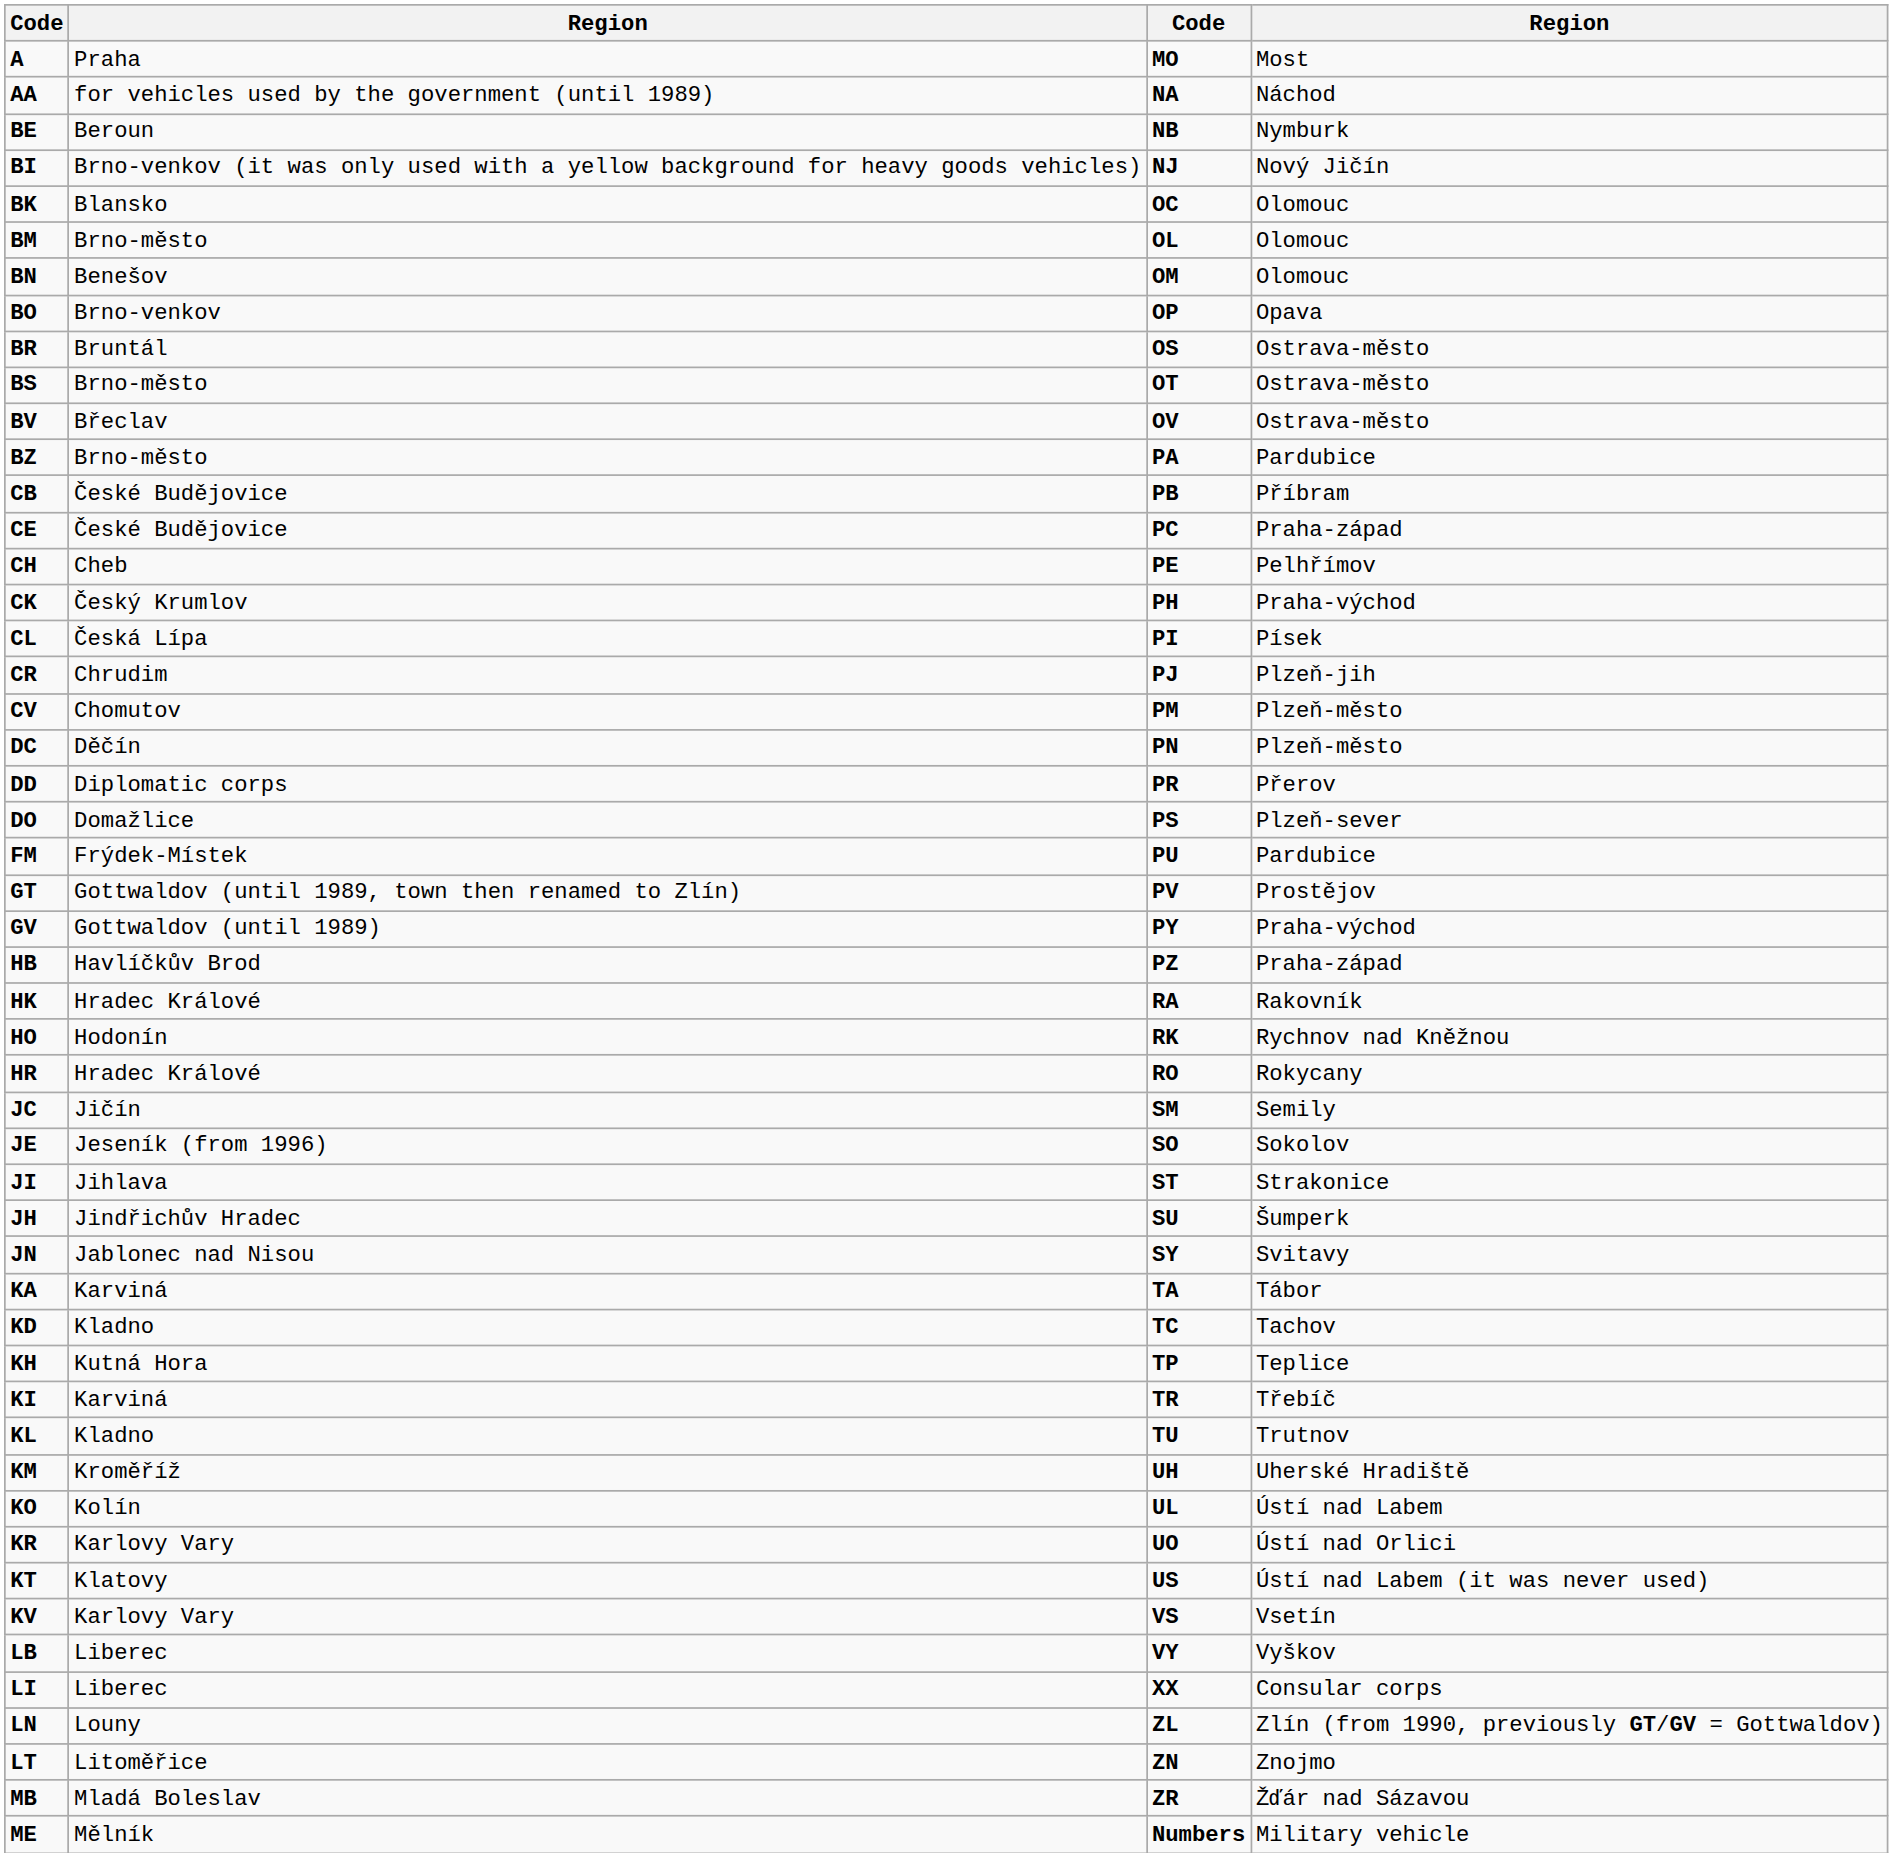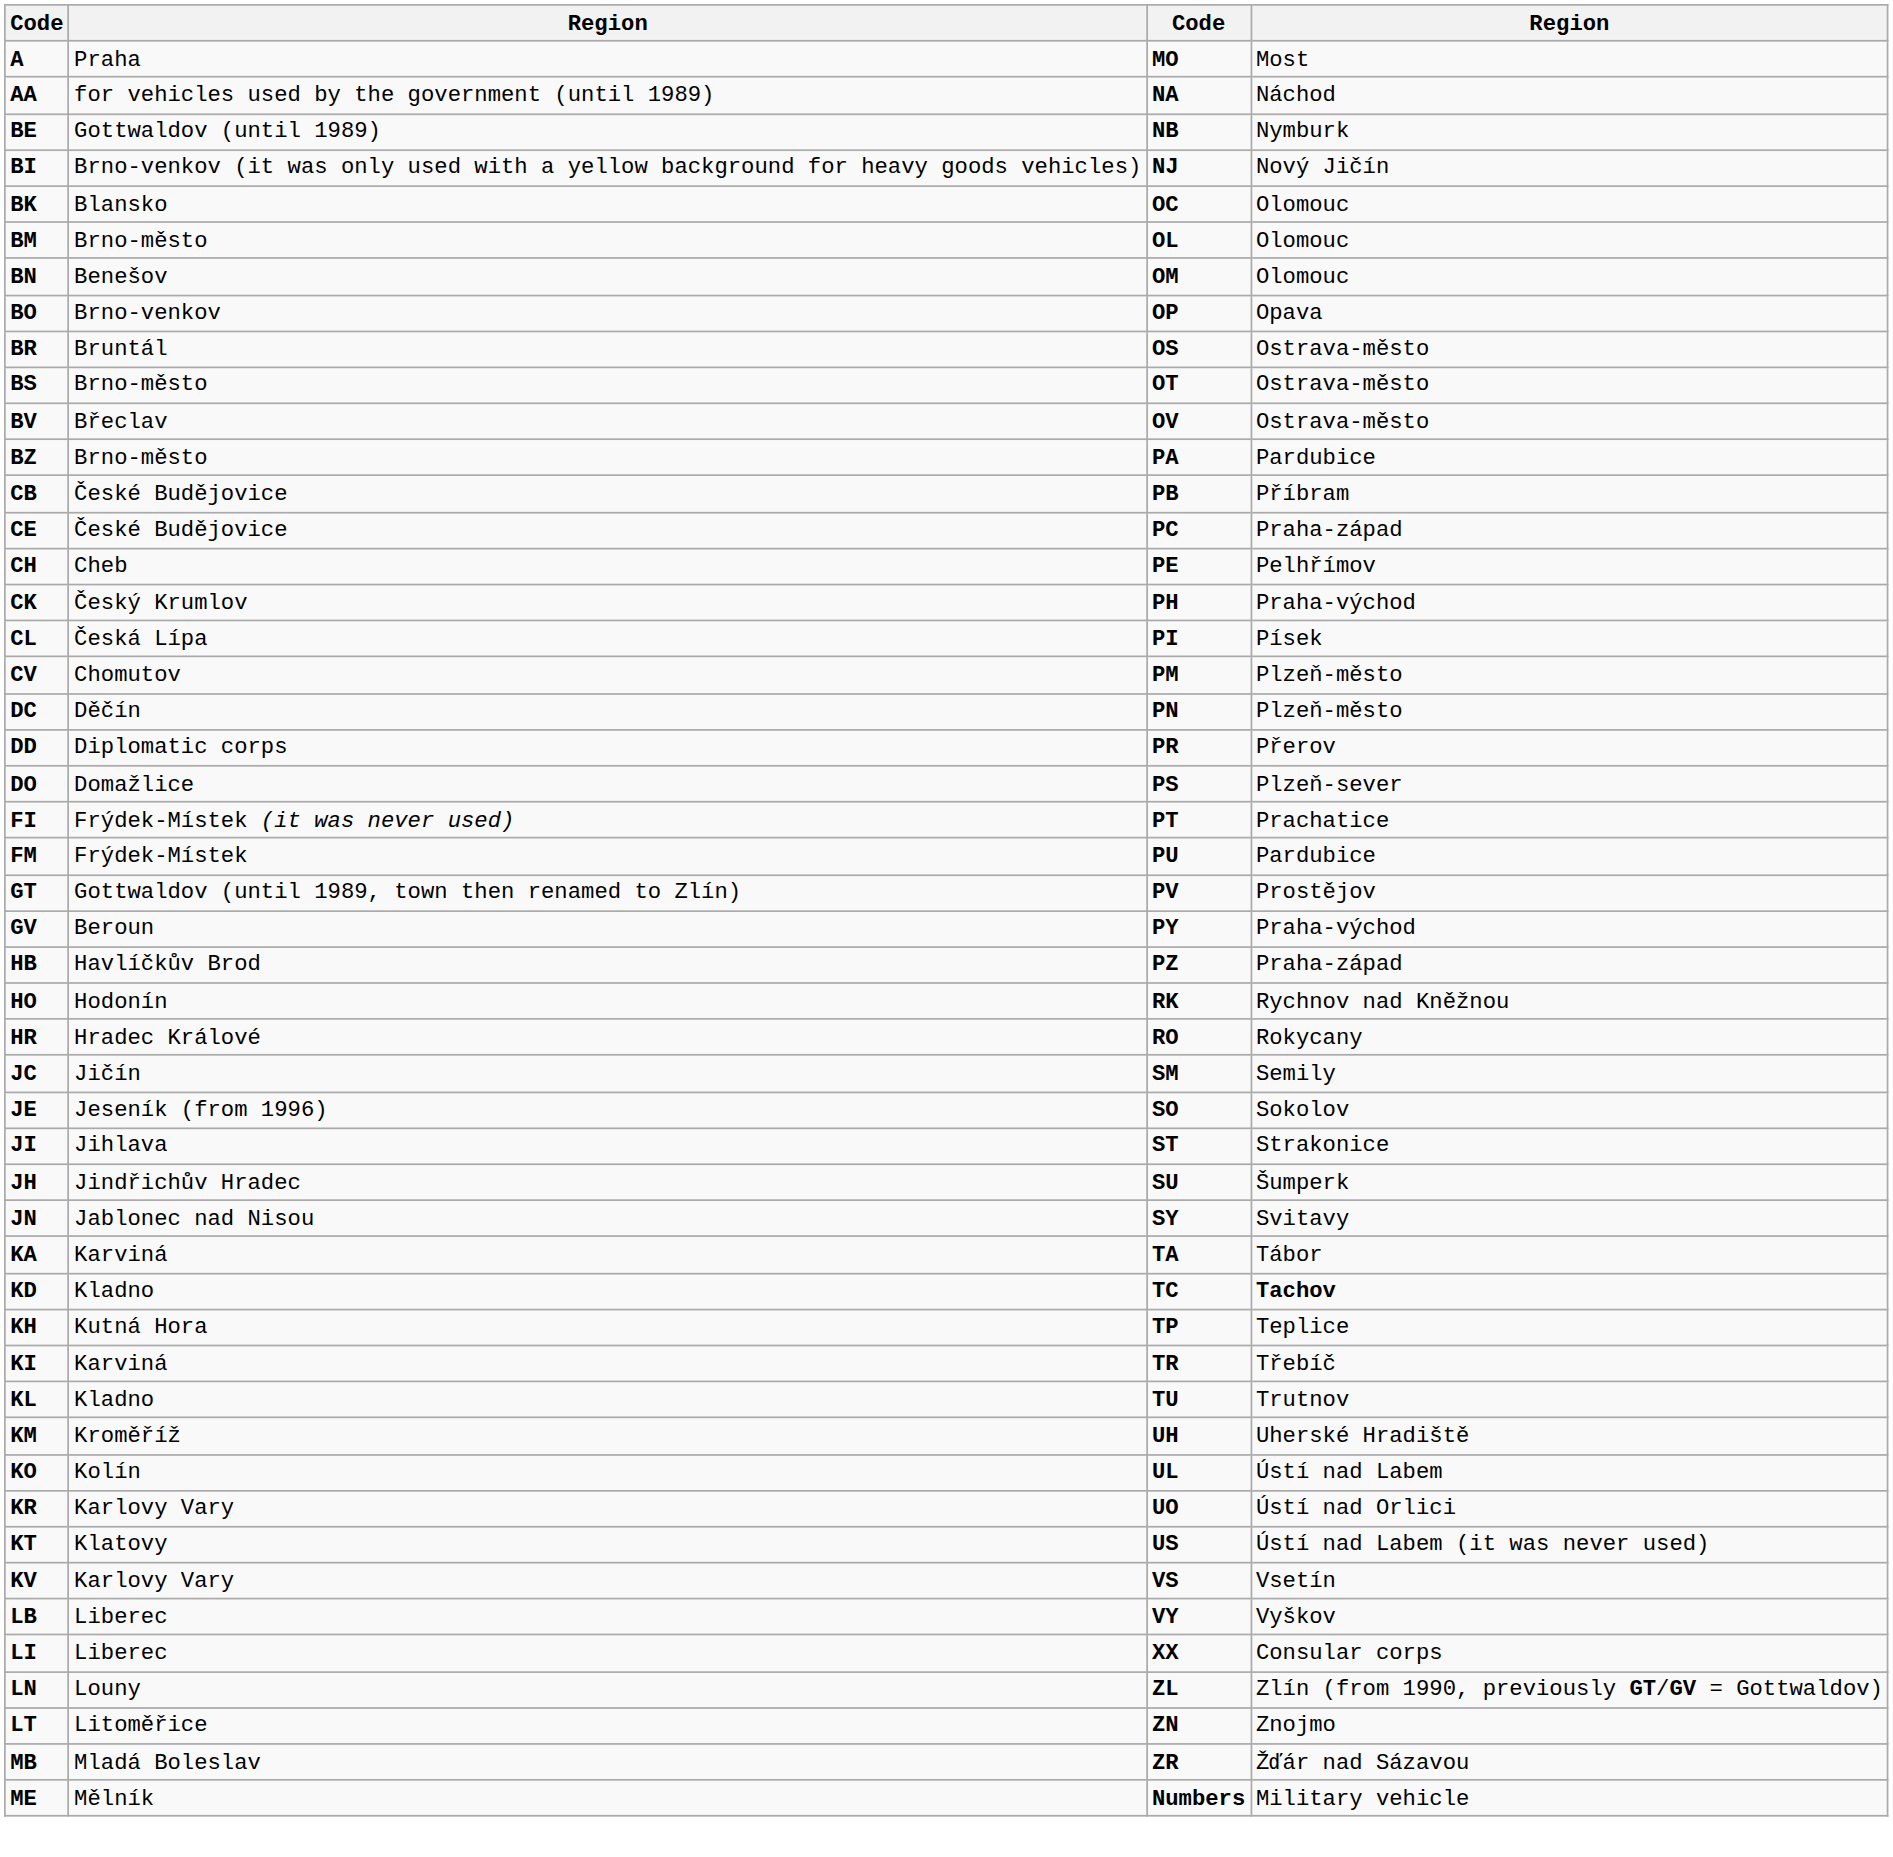(114, 132) Beroun -> (228, 132) Gottwaldov (until 1989)
- row: (23, 675)
+ row: (23, 820)
(228, 929) Gottwaldov (until 1989) -> (114, 929) Beroun
- row: (23, 1001)
(1296, 1327) normal -> (1296, 1291) bold
